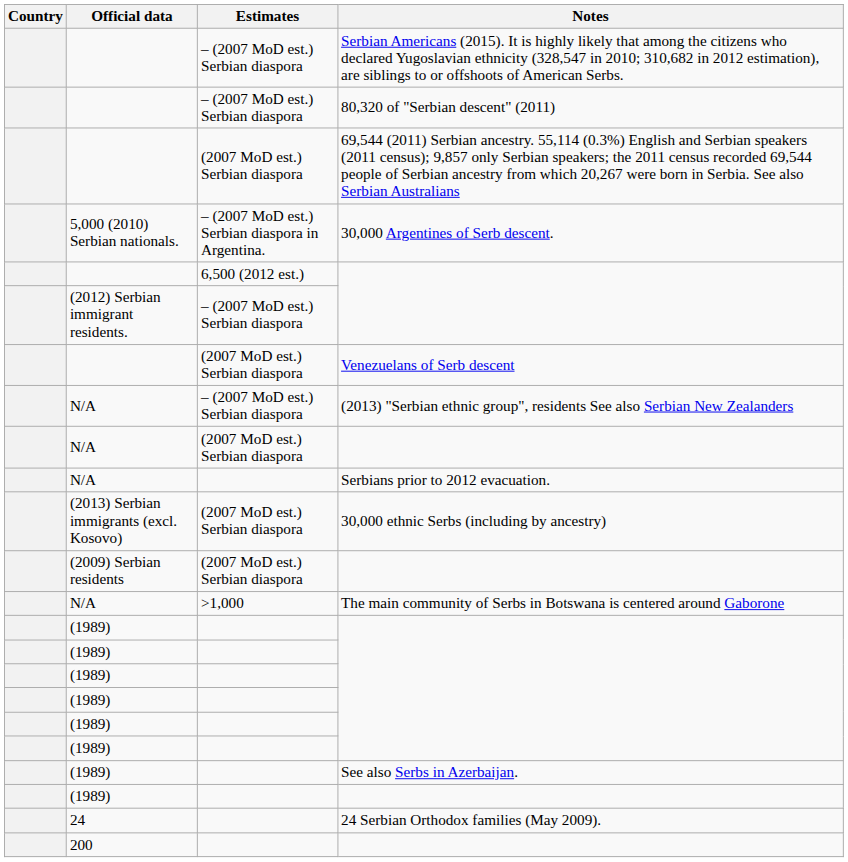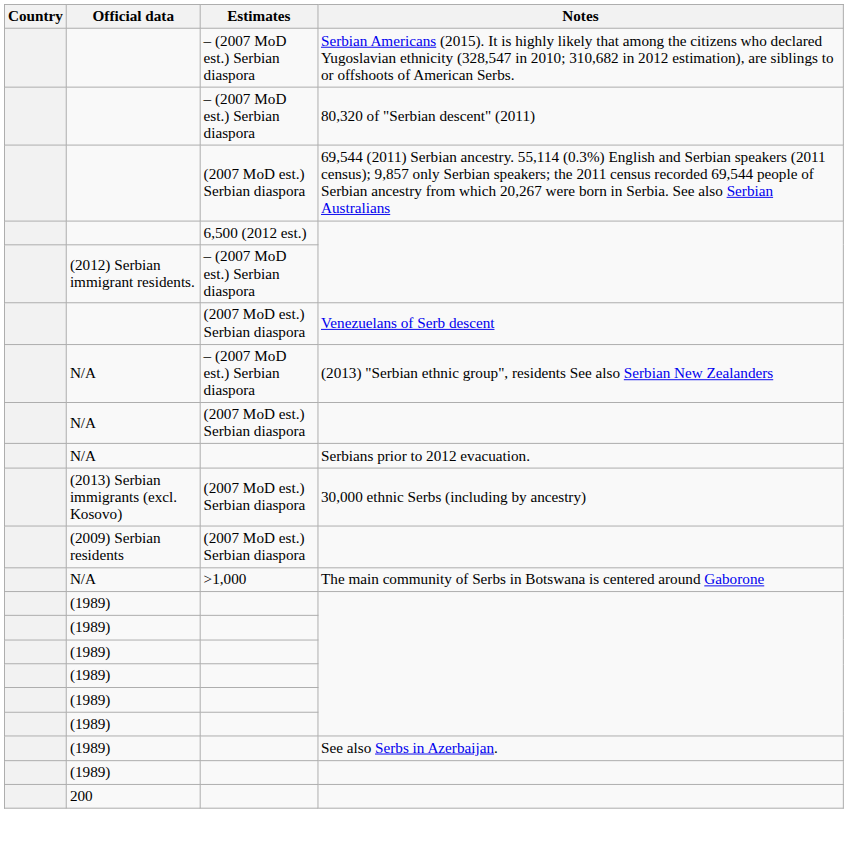- row: (124, 232)
- row: (77, 820)
